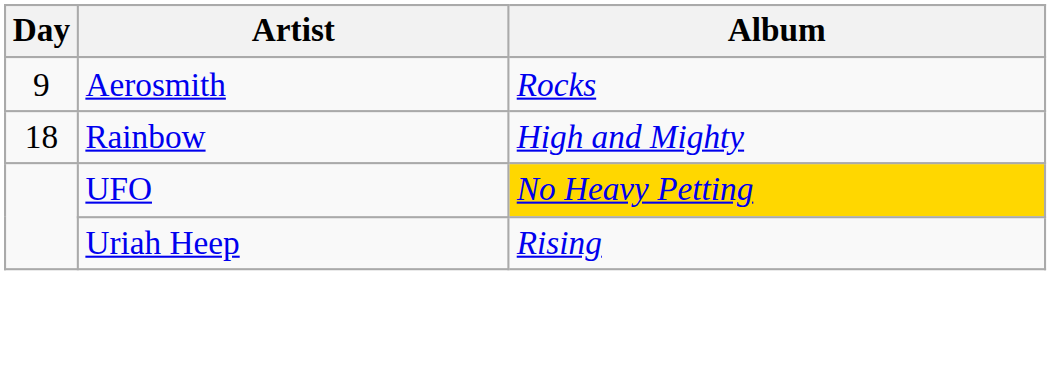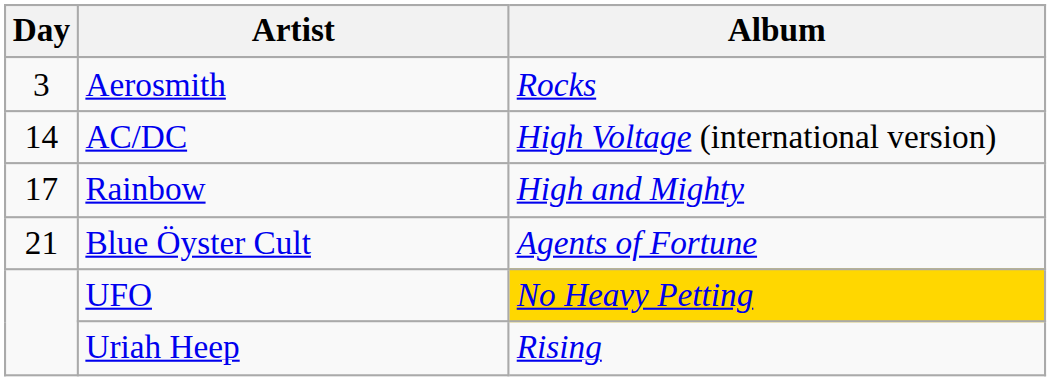(41, 83) 9 -> (41, 83) 3
+ row: (136, 136)
(41, 136) 18 -> (41, 189) 17
+ row: (198, 242)
